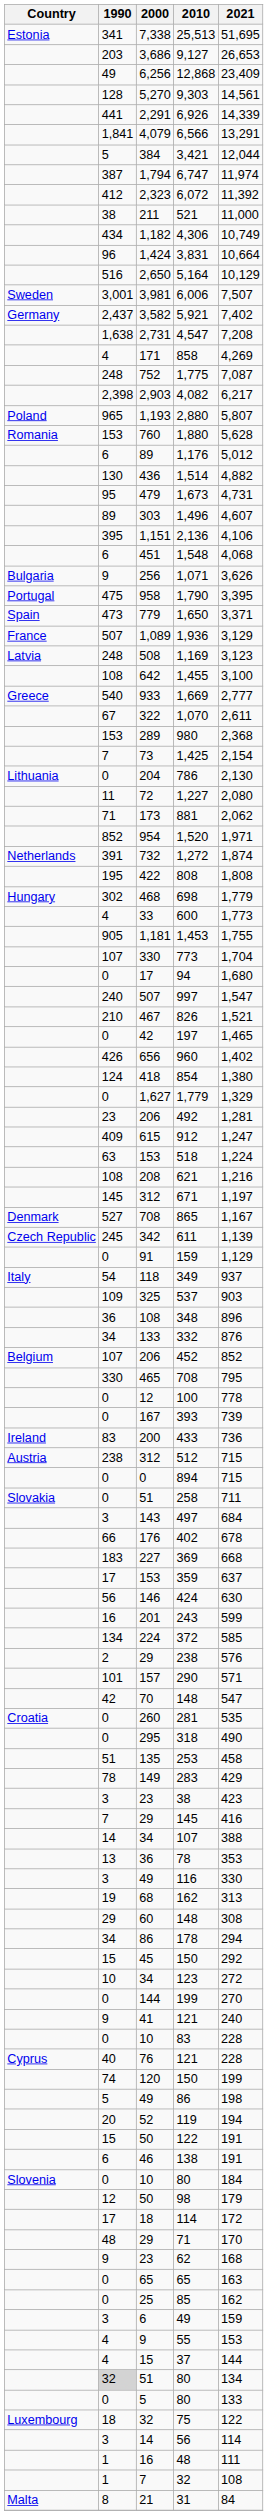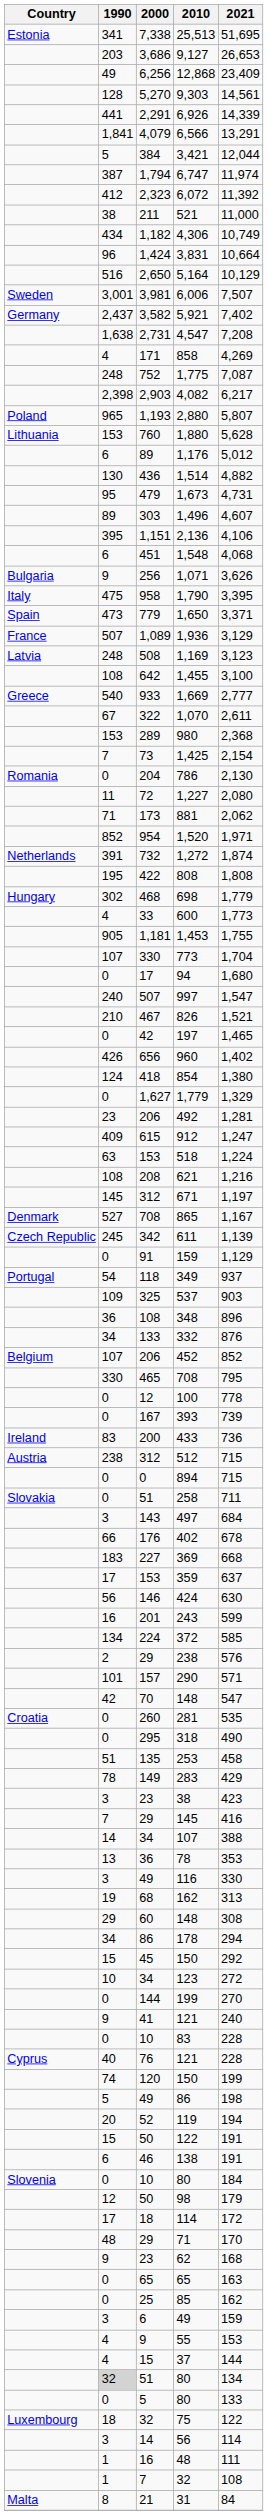(33, 435) Romania -> (33, 435) Lithuania
(31, 595) Portugal -> (19, 595) Italy
(33, 776) Lithuania -> (33, 776) Romania
(19, 1277) Italy -> (31, 1277) Portugal
